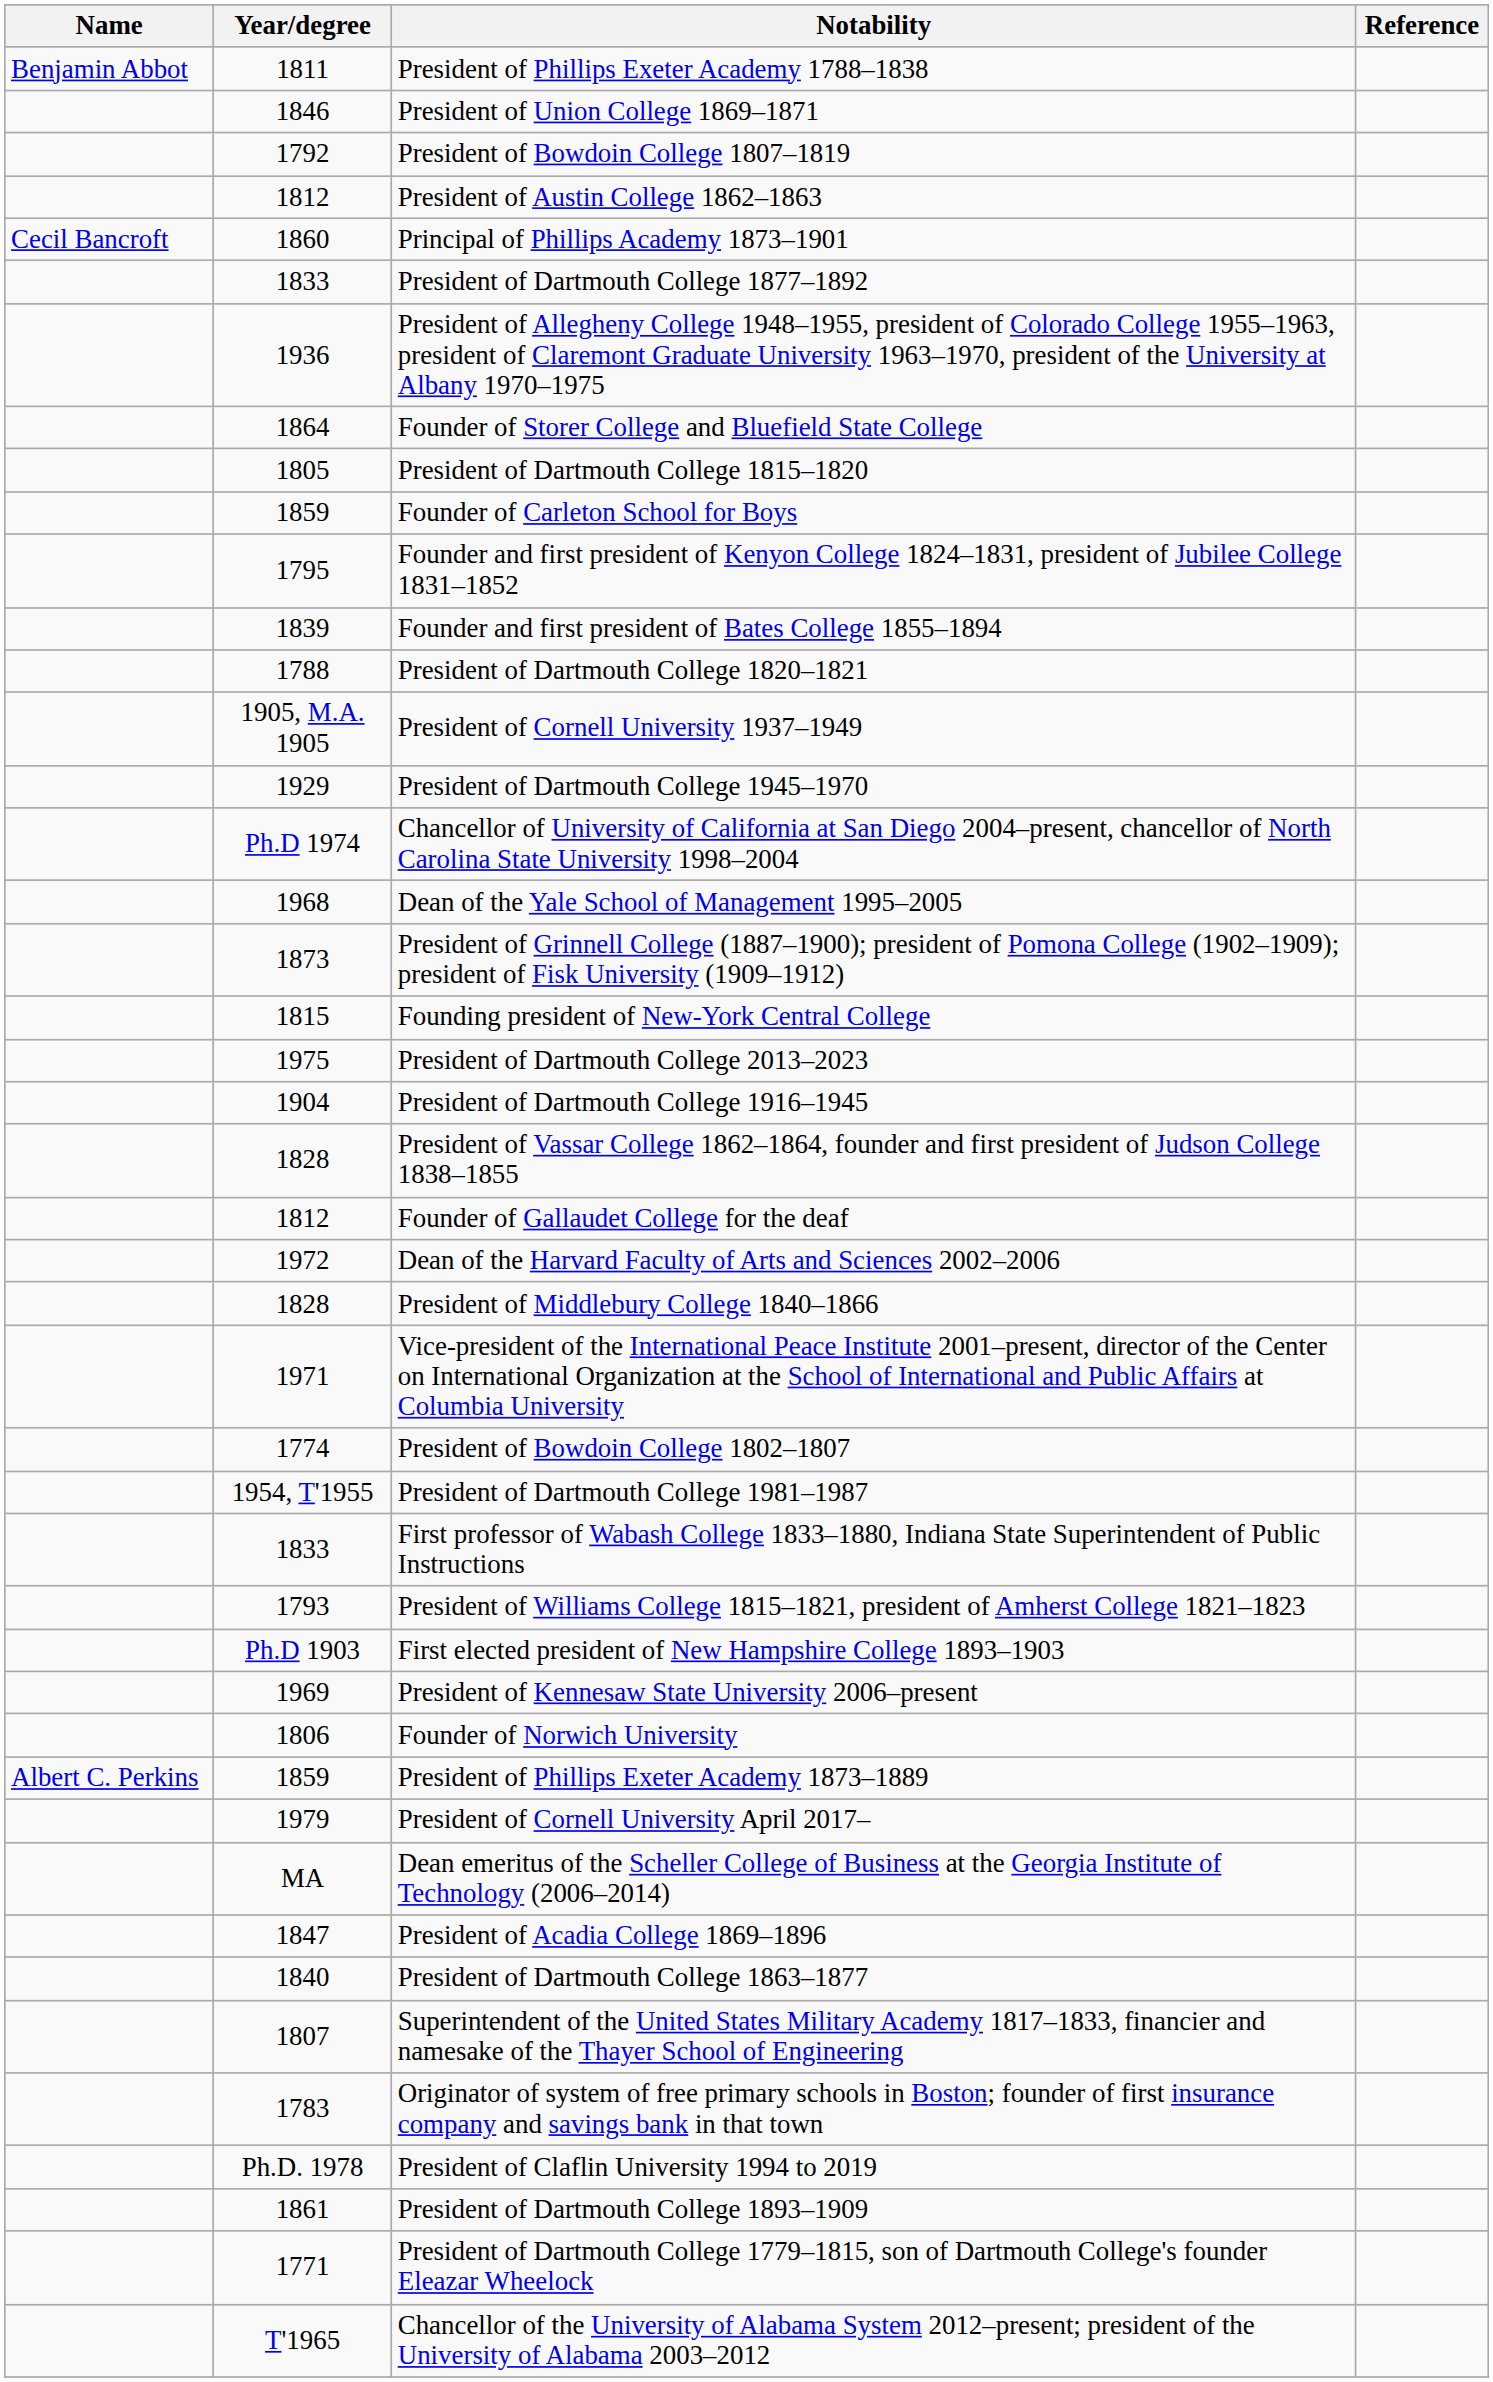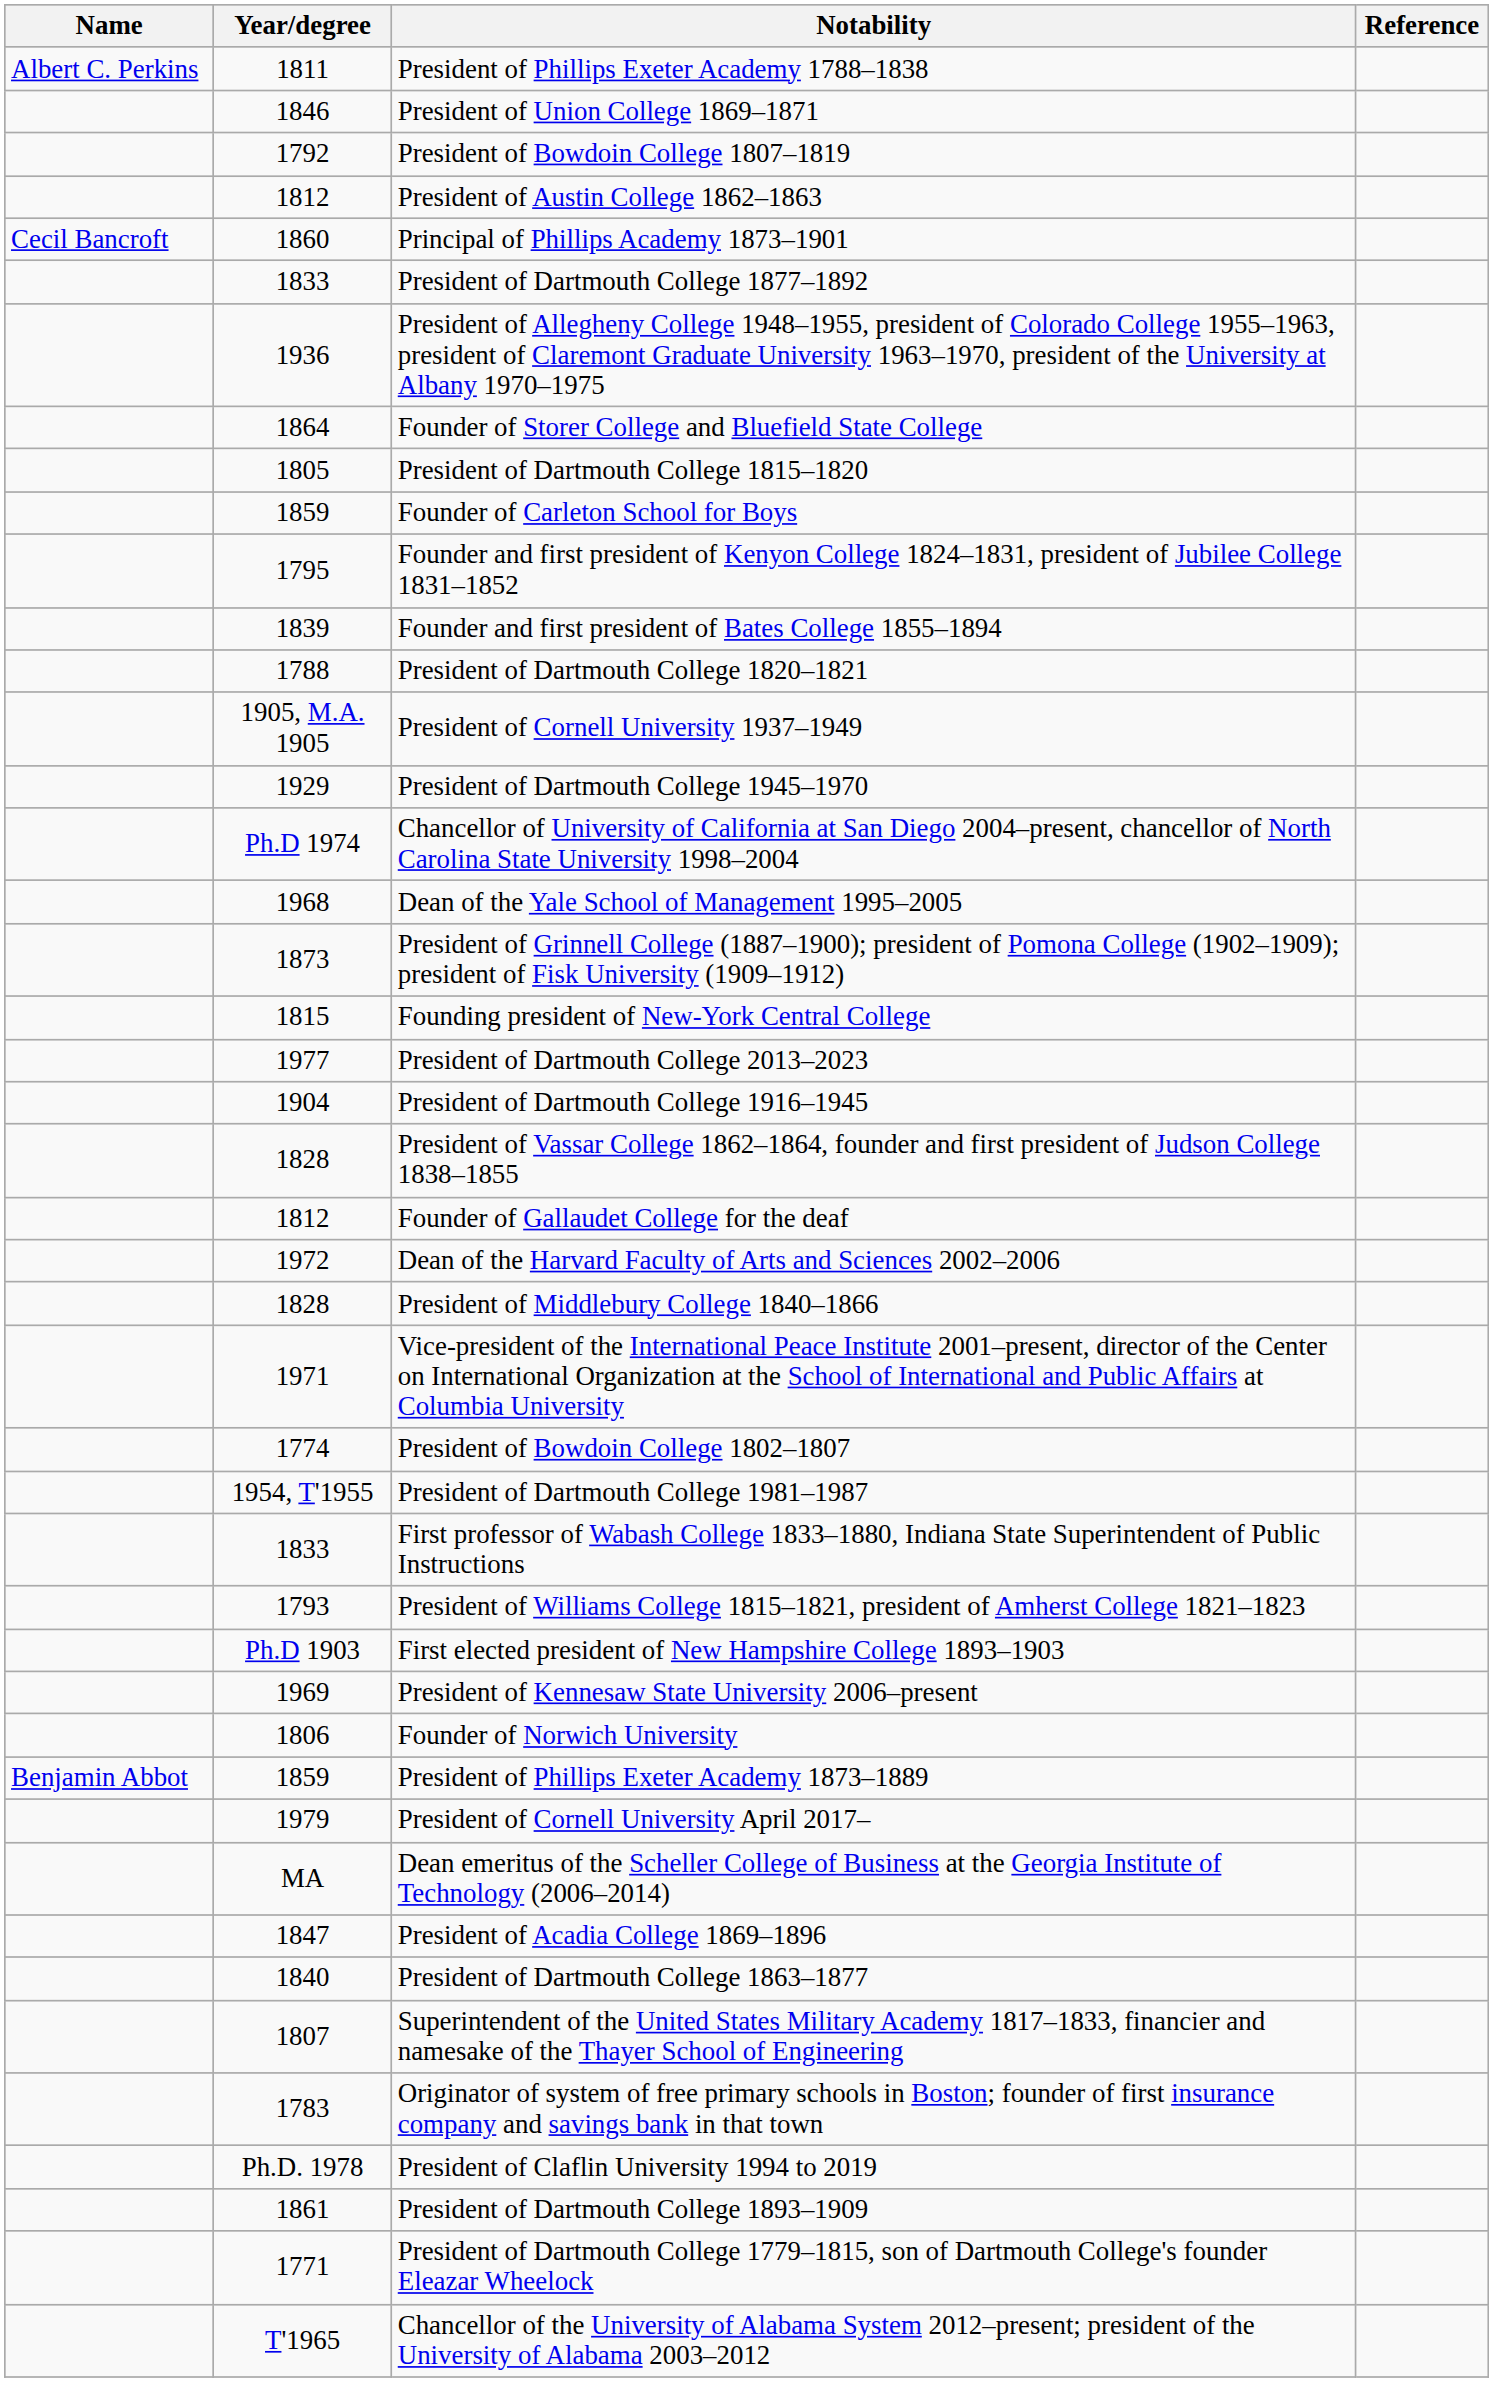(100, 68) Benjamin Abbot -> (105, 68) Albert C. Perkins
(303, 1059) 1975 -> (303, 1059) 1977
(105, 1777) Albert C. Perkins -> (100, 1777) Benjamin Abbot
